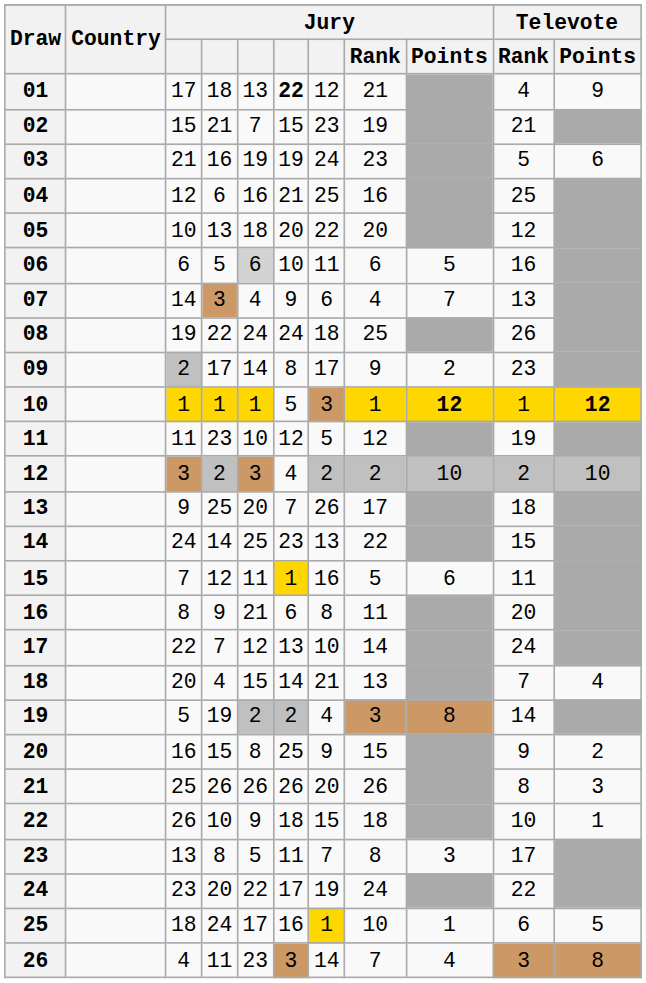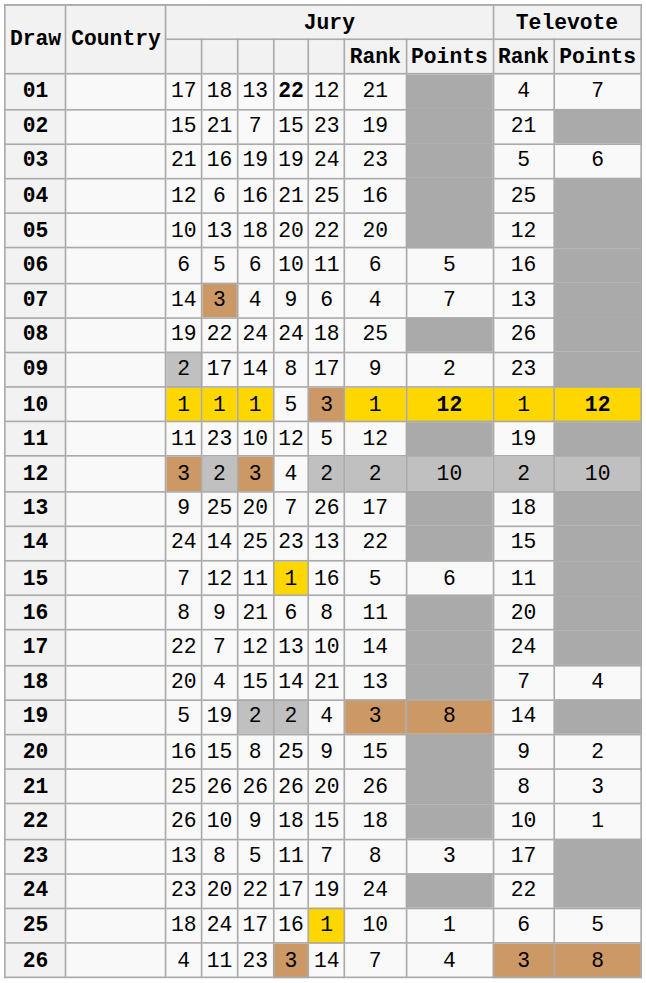(598, 92) 9 -> (598, 92) 7
(255, 265) lightgrey background -> (255, 265) no background
